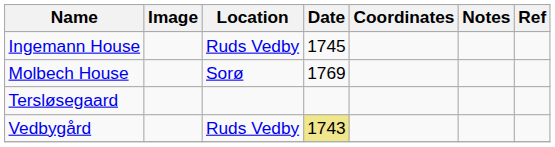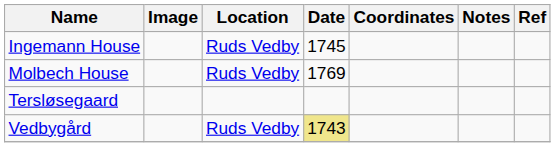(225, 73) Sorø -> (253, 73) Ruds Vedby
